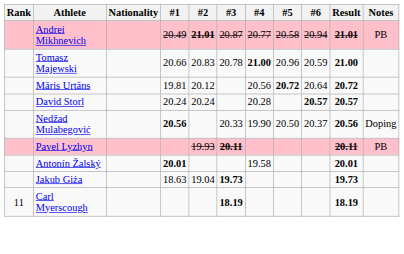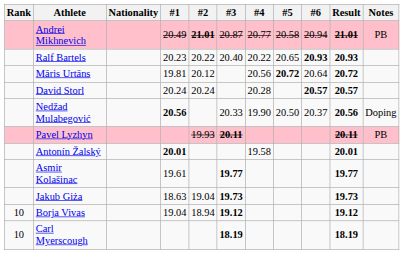- row: (56, 63)
+ row: (61, 57)
+ row: (57, 173)
+ row: (60, 212)
(19, 202) 11 -> (19, 235) 10
